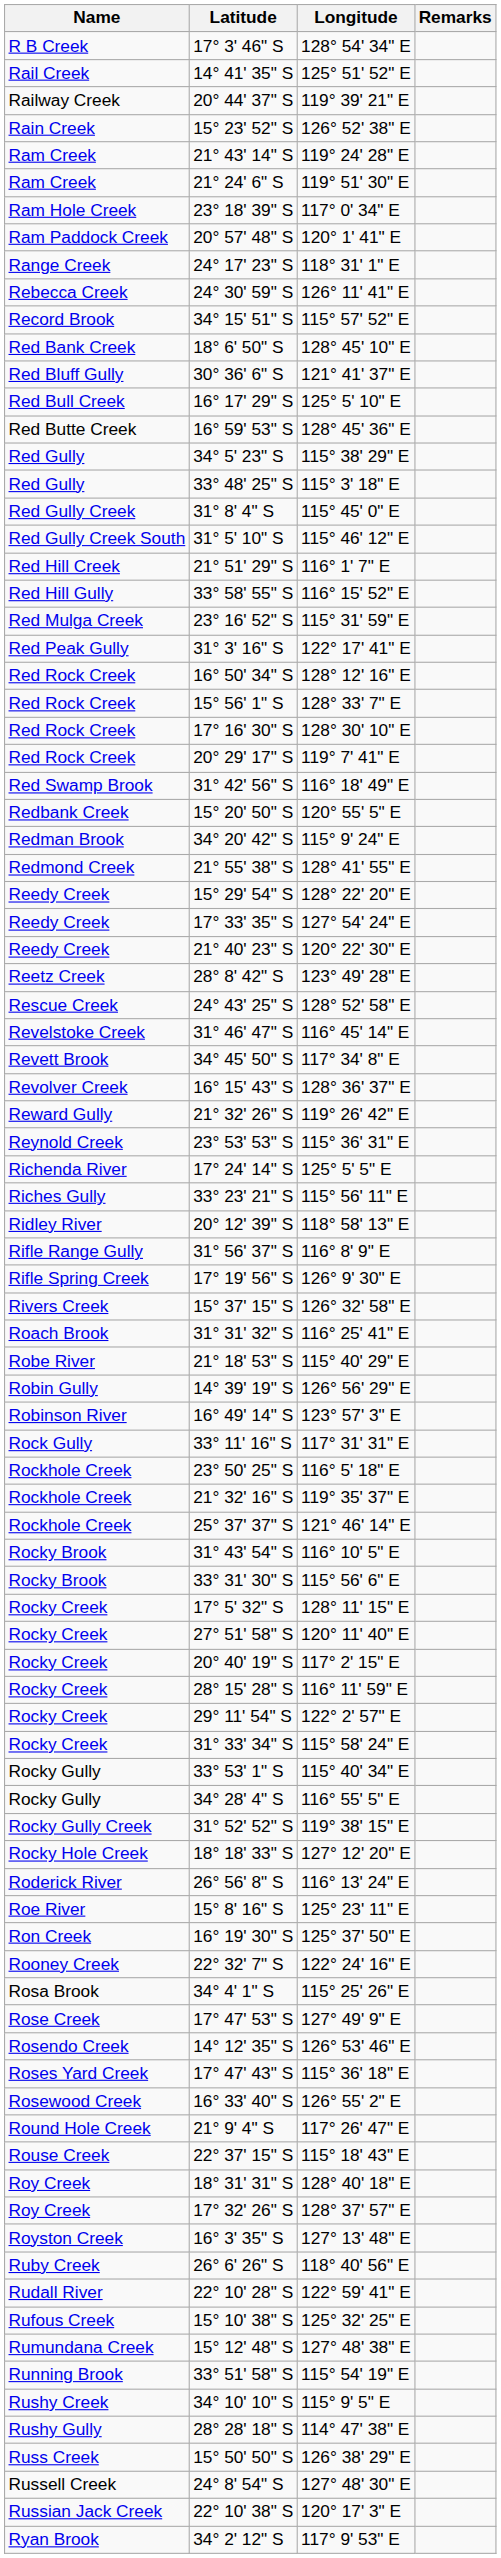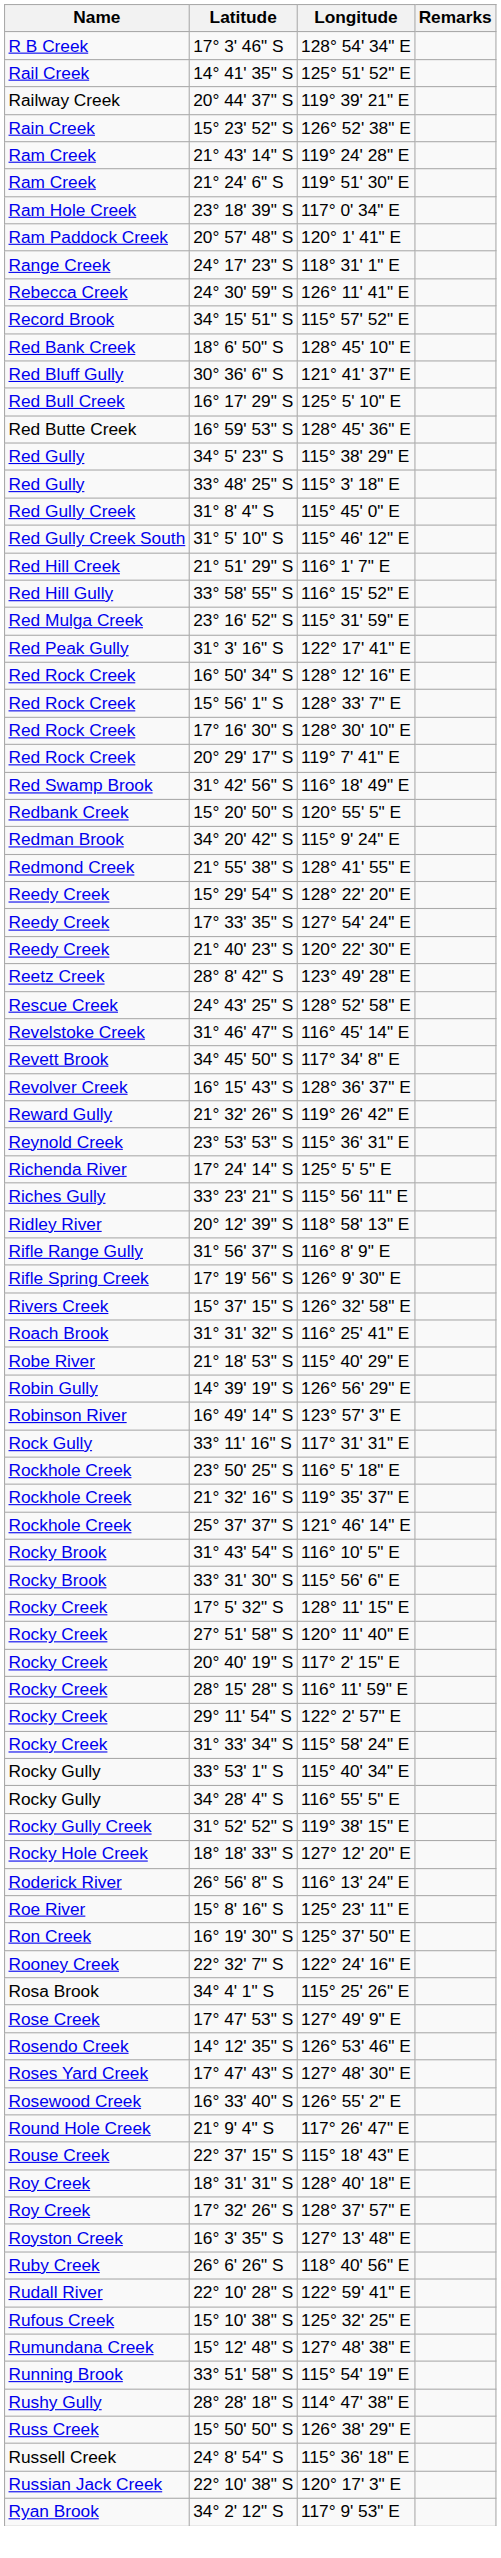(355, 2073) 115° 36' 18" E -> (356, 2073) 127° 48' 30" E
- row: (243, 2402)
(356, 2484) 127° 48' 30" E -> (355, 2457) 115° 36' 18" E
